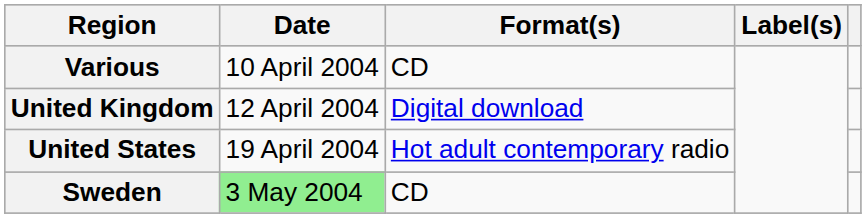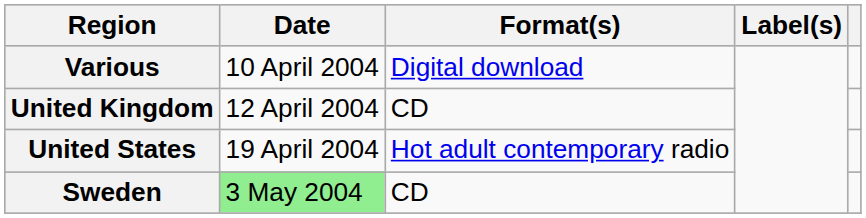(410, 66) CD -> (487, 66) Digital download
(487, 108) Digital download -> (410, 108) CD
